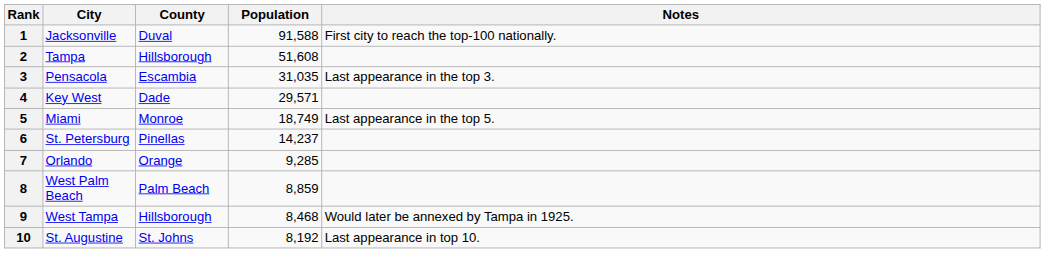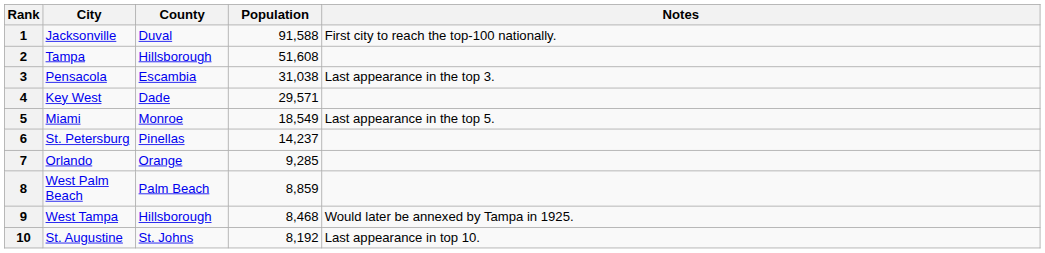(299, 77) 31,035 -> (299, 77) 31,038
(299, 118) 18,749 -> (299, 118) 18,549
